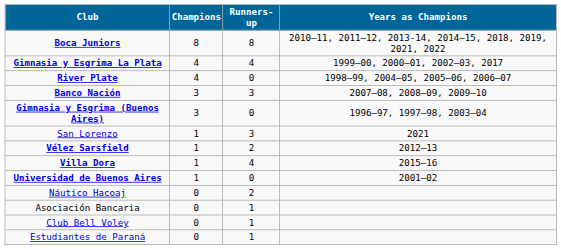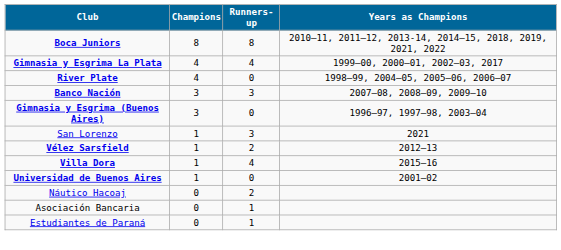- row: (88, 222)
